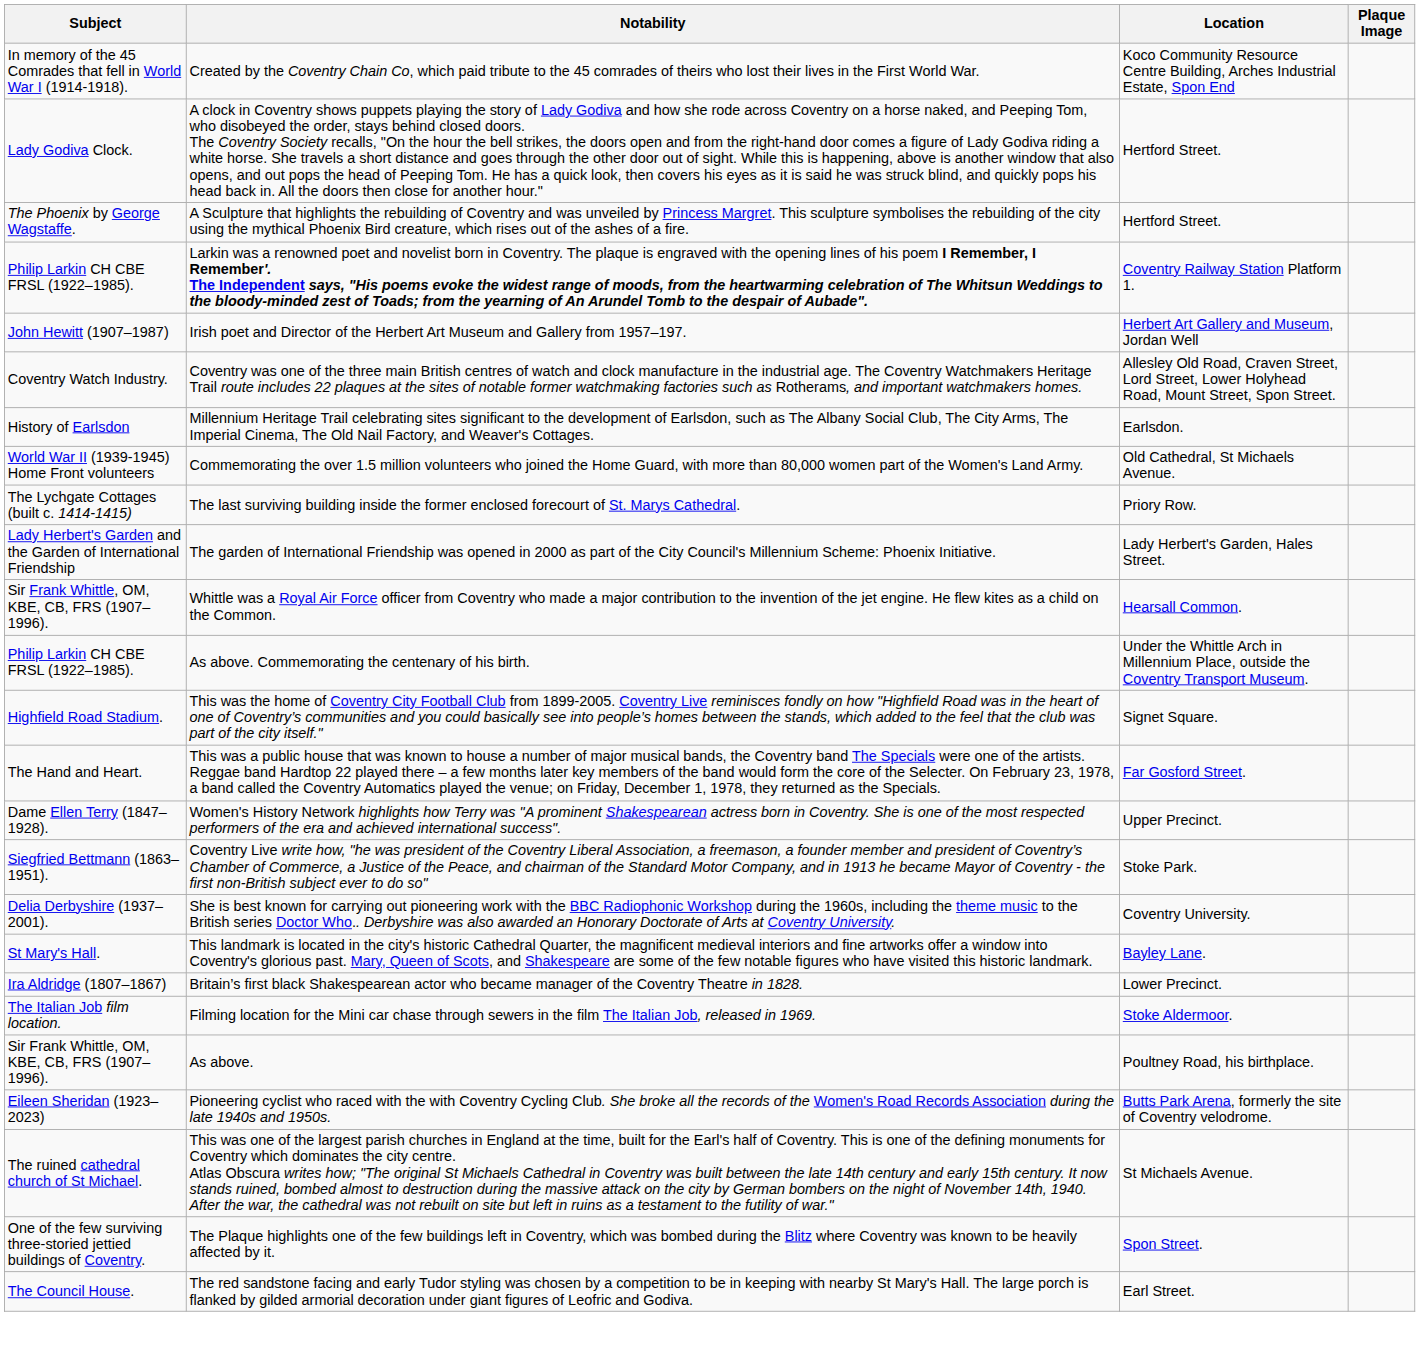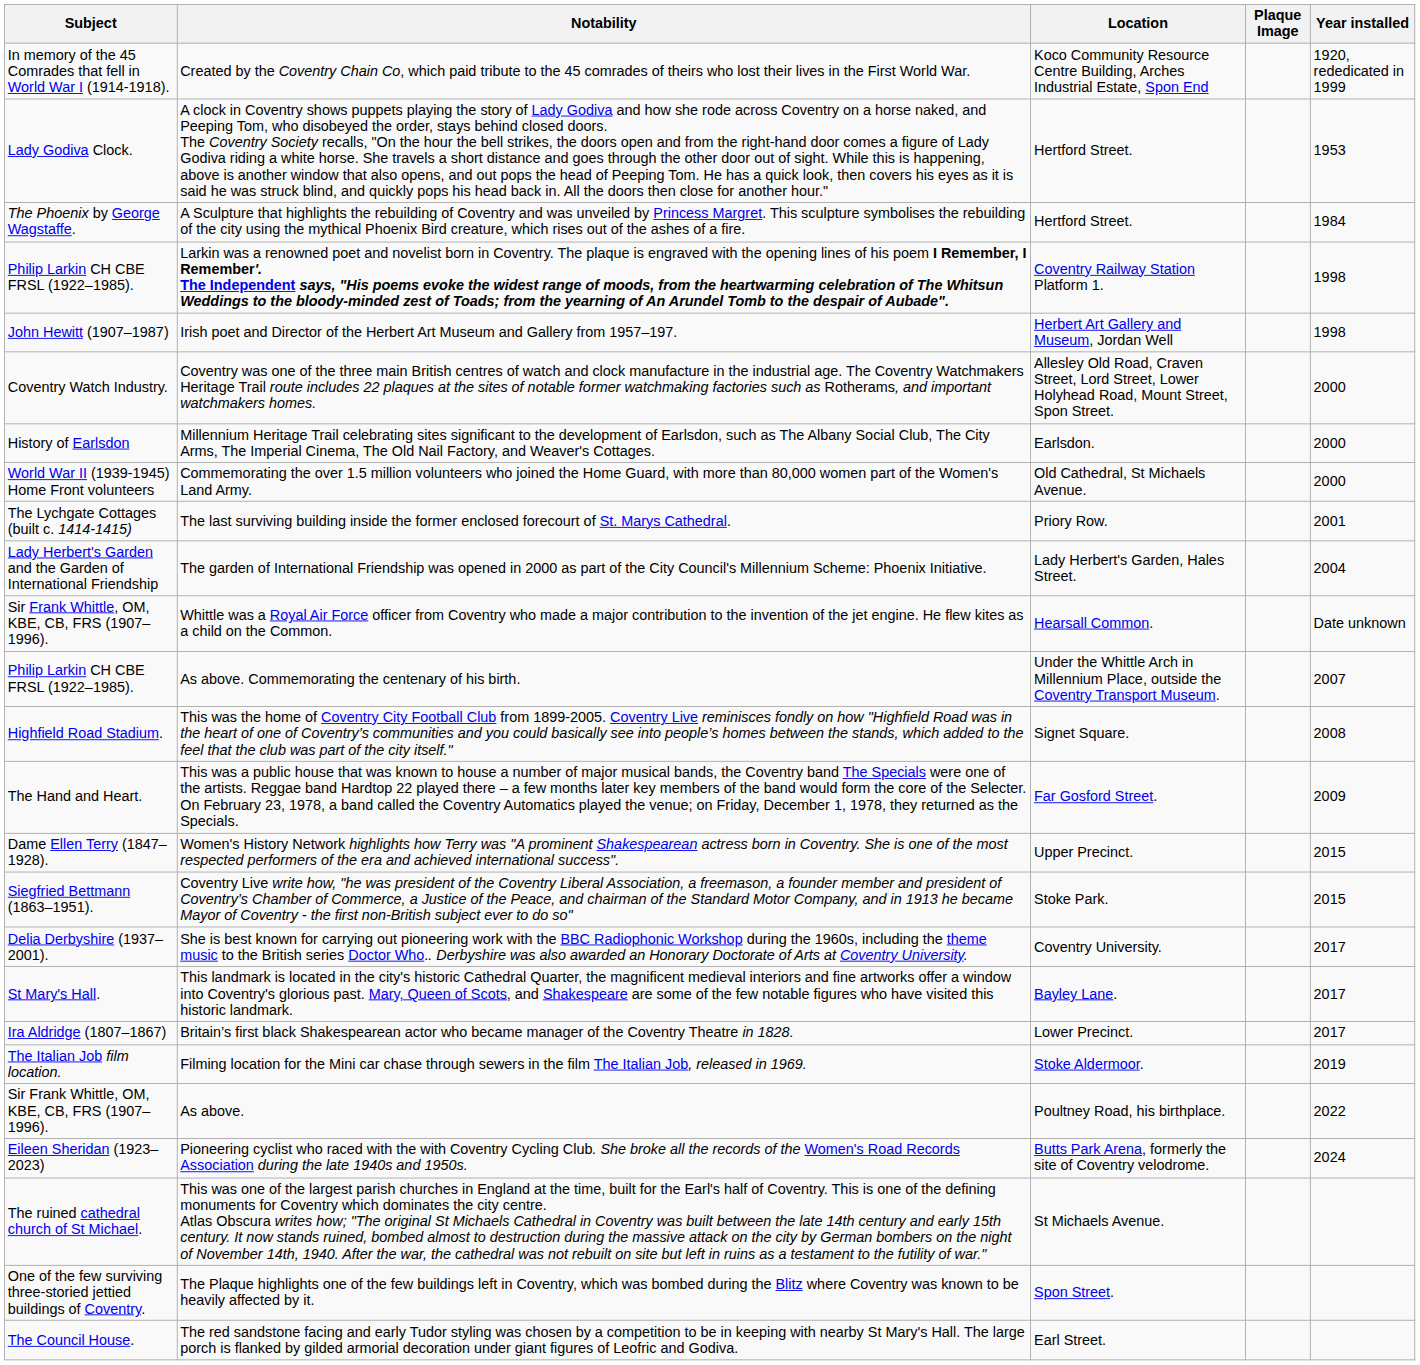+ column: (1363, 24)
